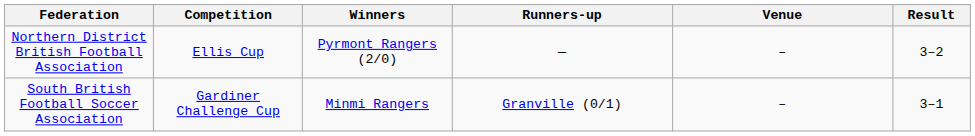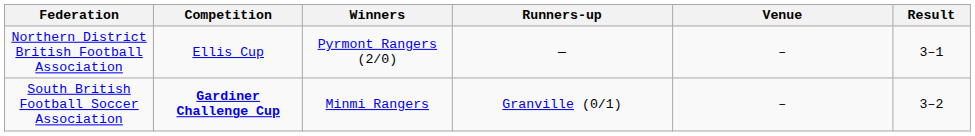(931, 52) 3–2 -> (931, 52) 3–1
(228, 104) normal -> (228, 104) bold
(931, 104) 3–1 -> (931, 104) 3–2
